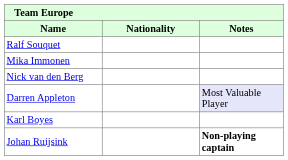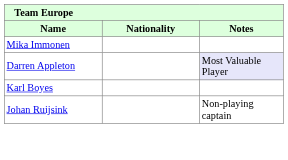- row: (33, 44)
- row: (45, 76)
(229, 141) bold -> (228, 109) normal
